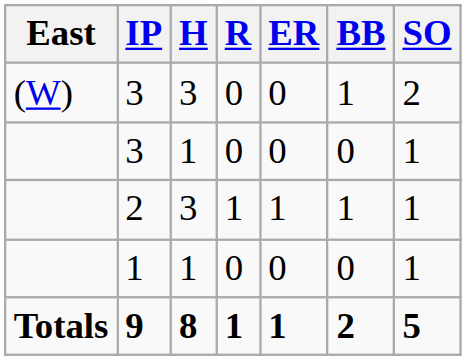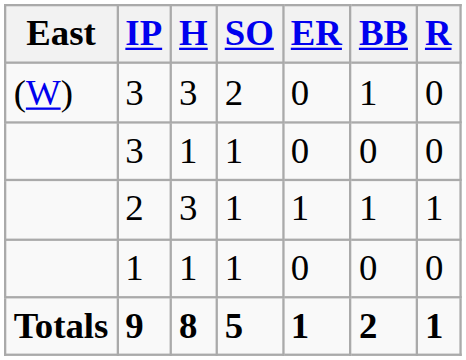columns swapped: (238, 33) <-> (427, 33)
